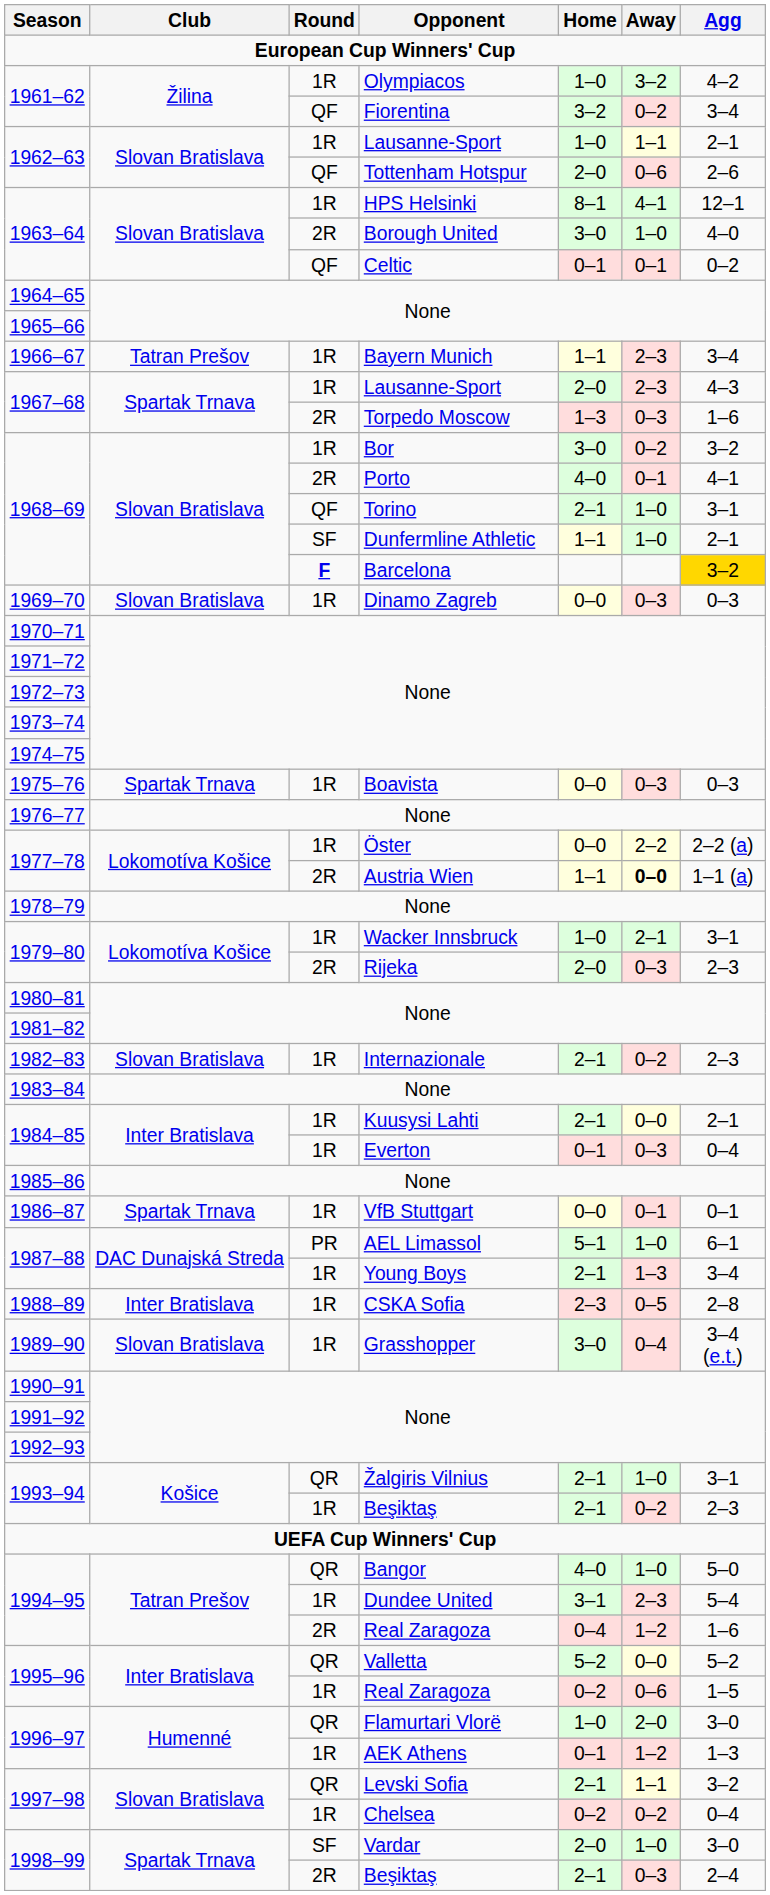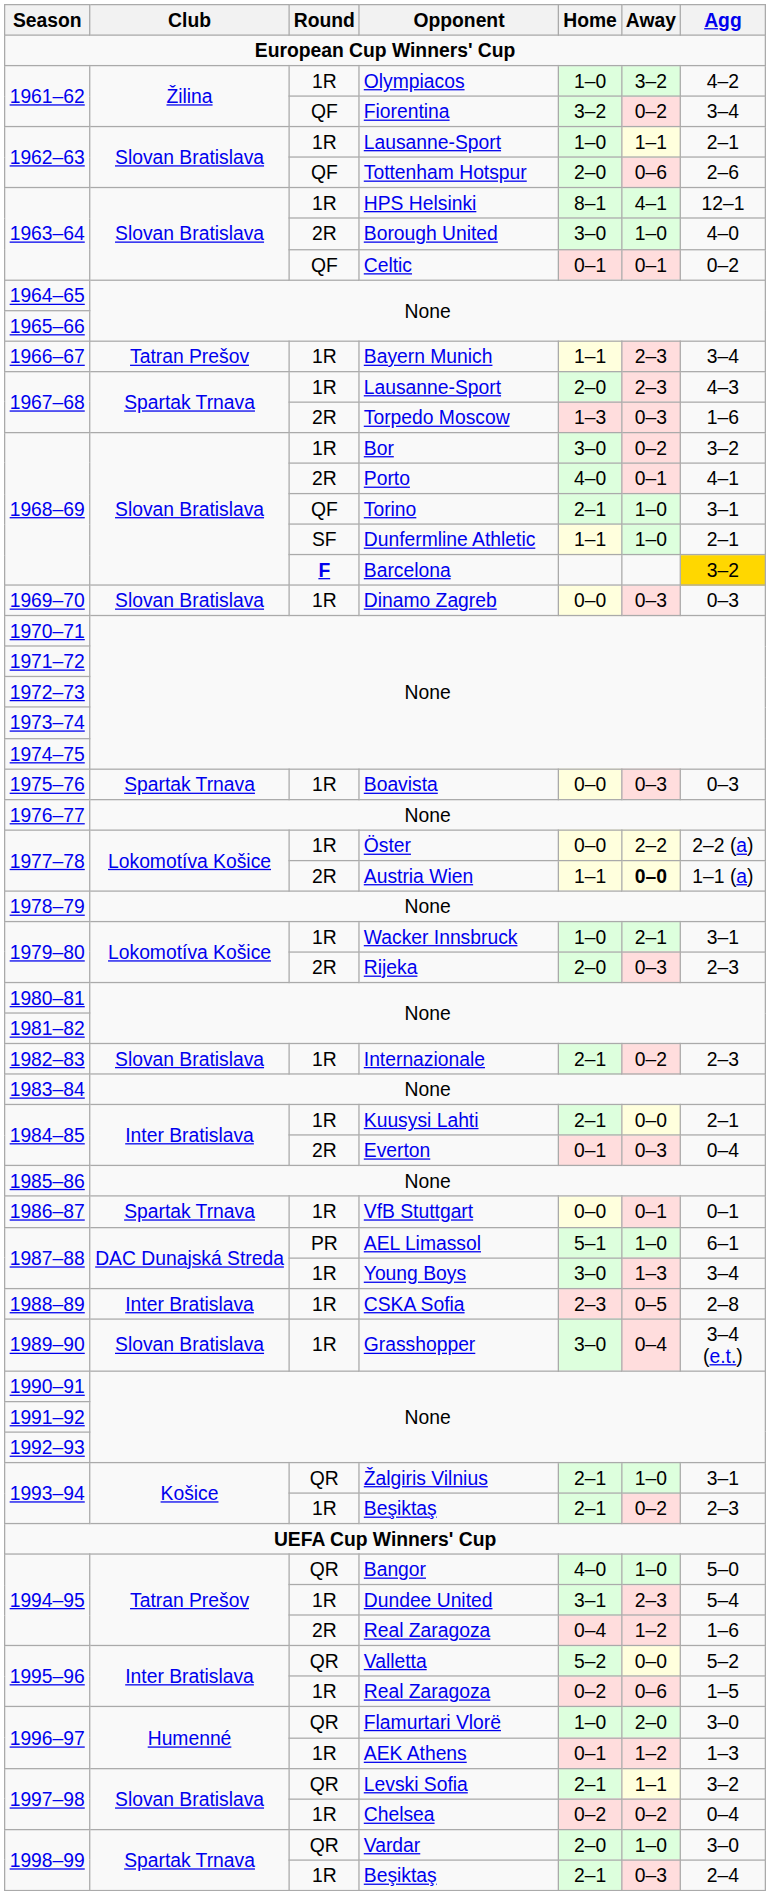(324, 1151) 1R -> (324, 1151) 2R
(590, 1273) 2–1 -> (590, 1273) 3–0
(324, 1845) SF -> (324, 1845) QR
(324, 1875) 2R -> (324, 1875) 1R
